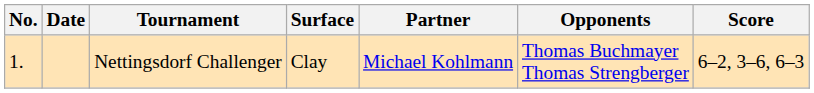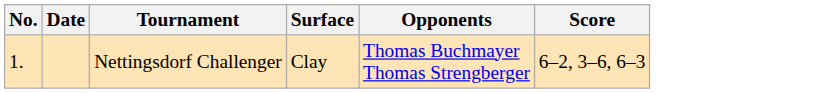- column: (438, 19)
